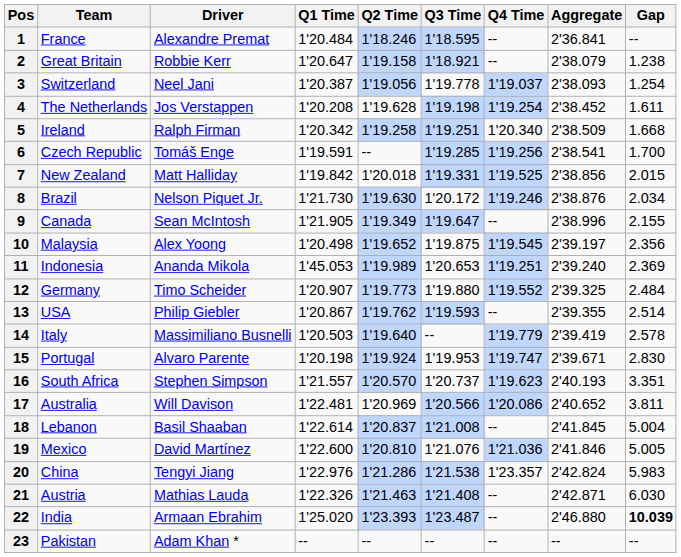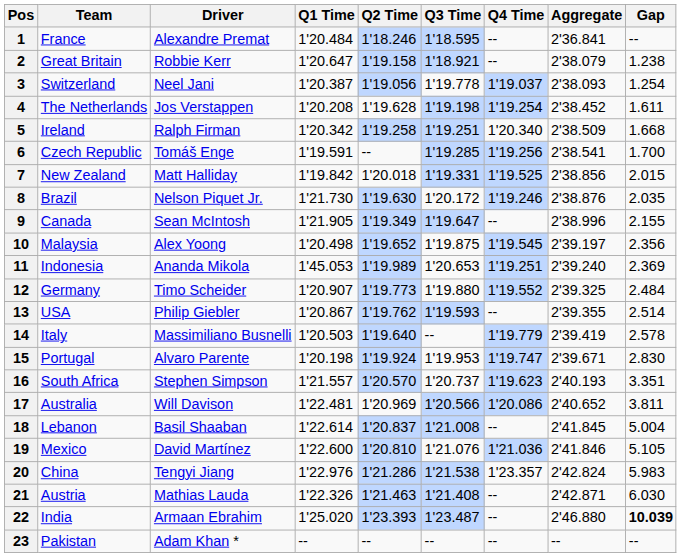(647, 198) 2.034 -> (647, 198) 2.035
(647, 449) 5.005 -> (647, 449) 5.105
